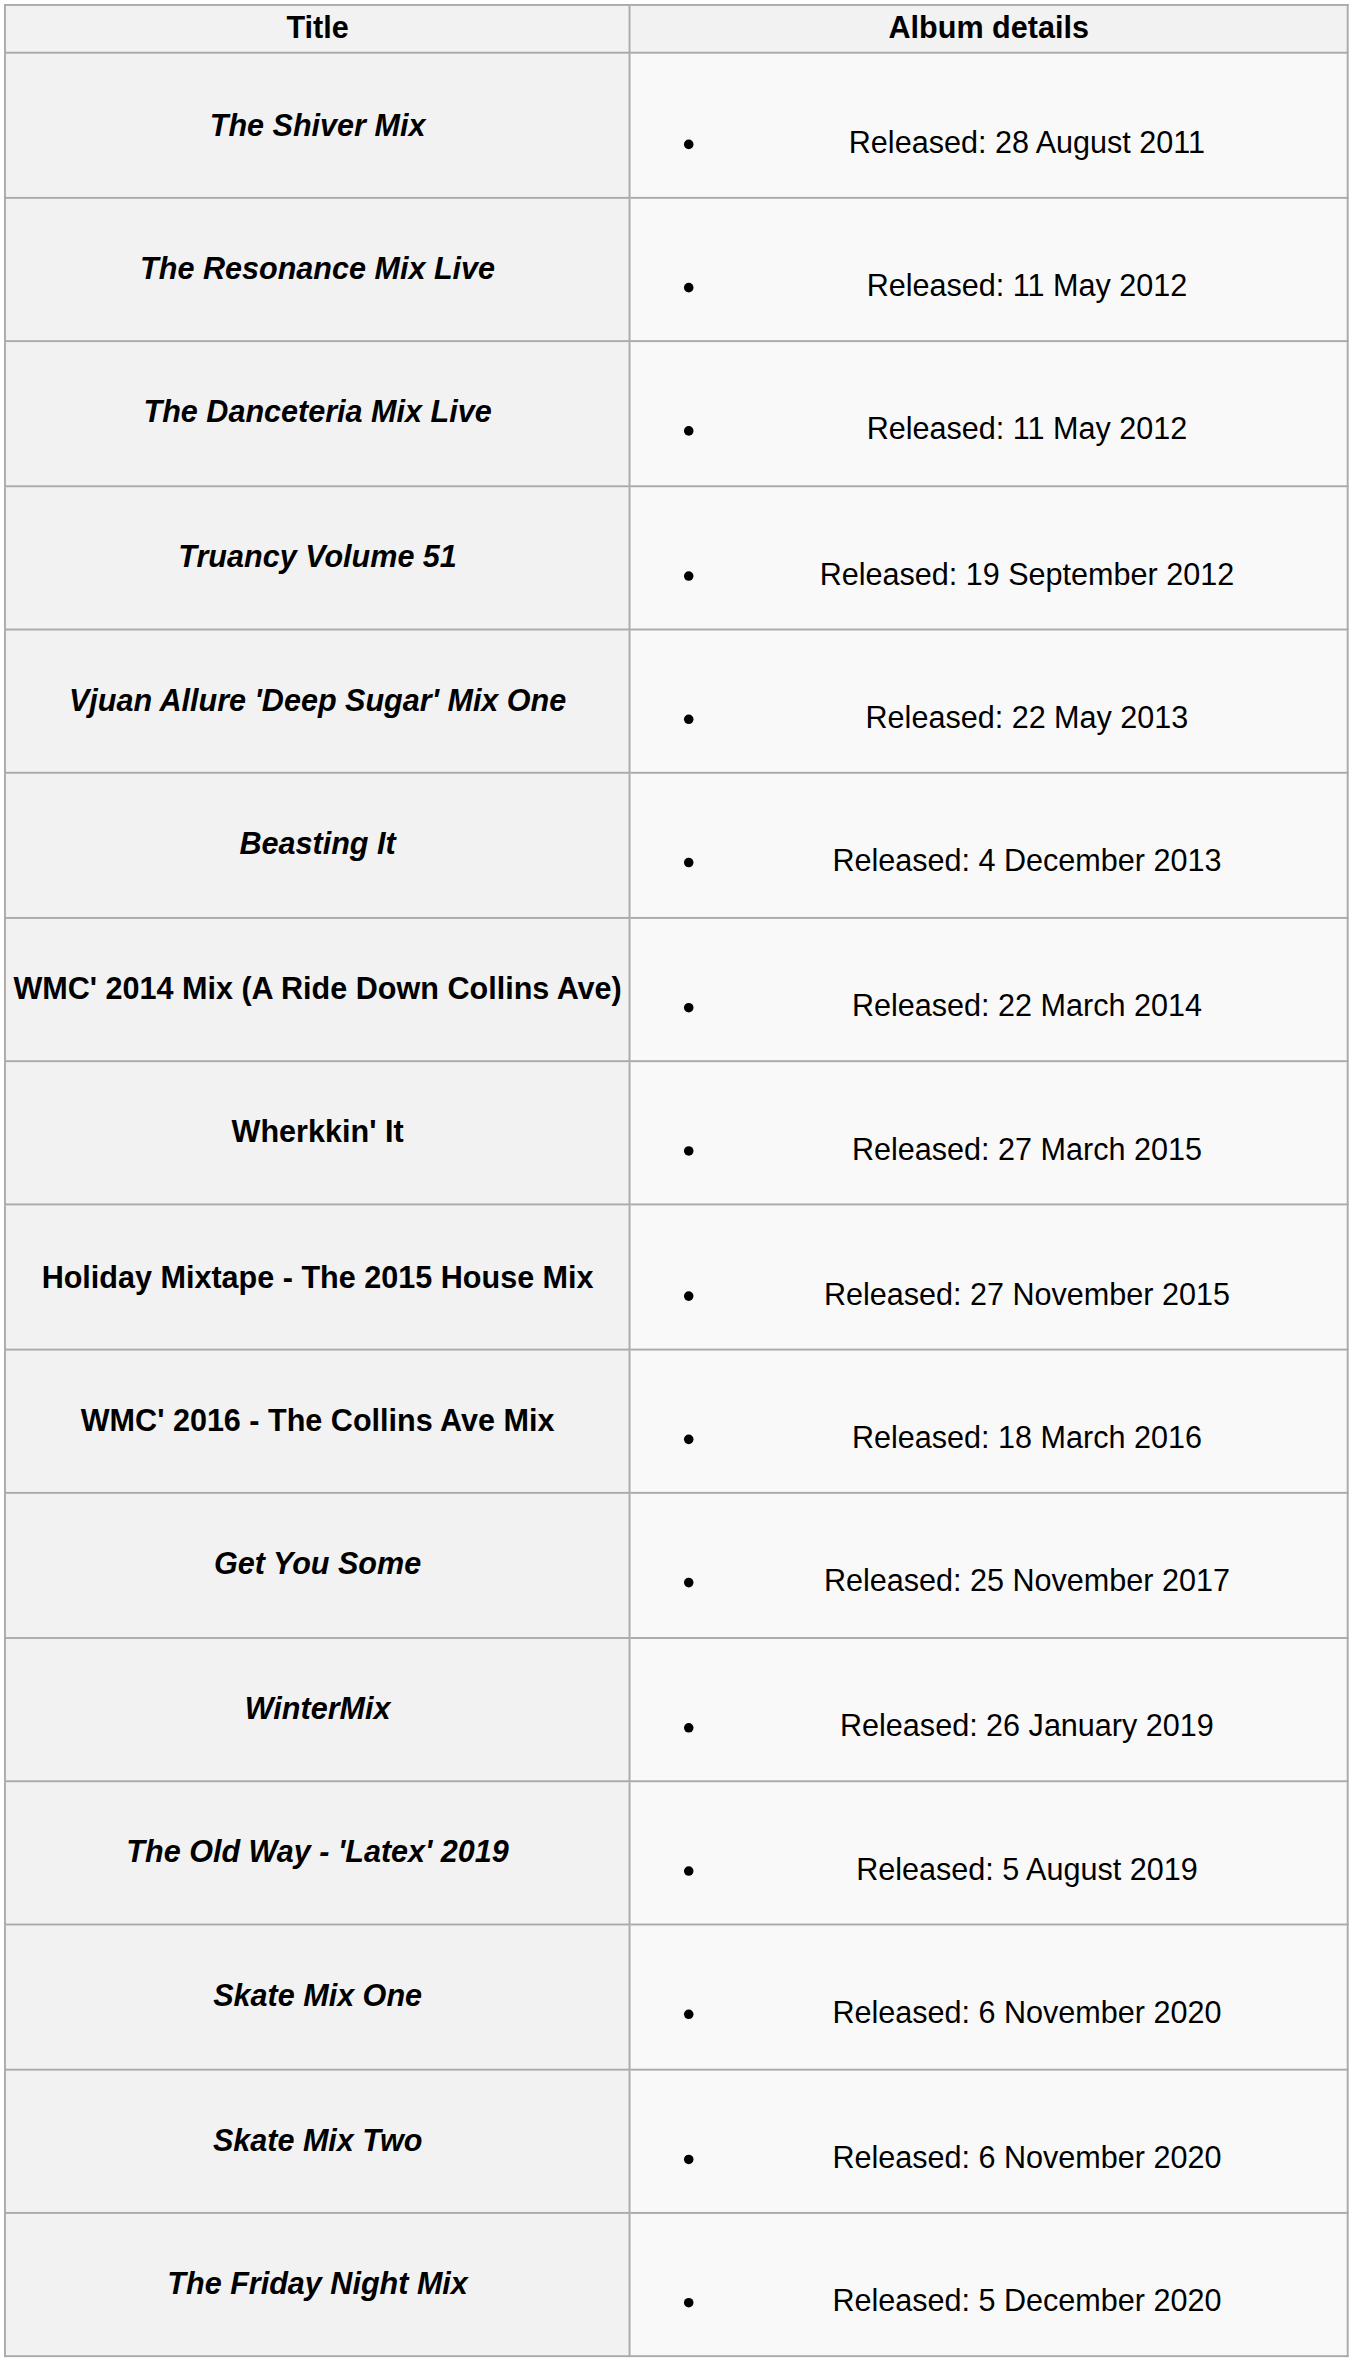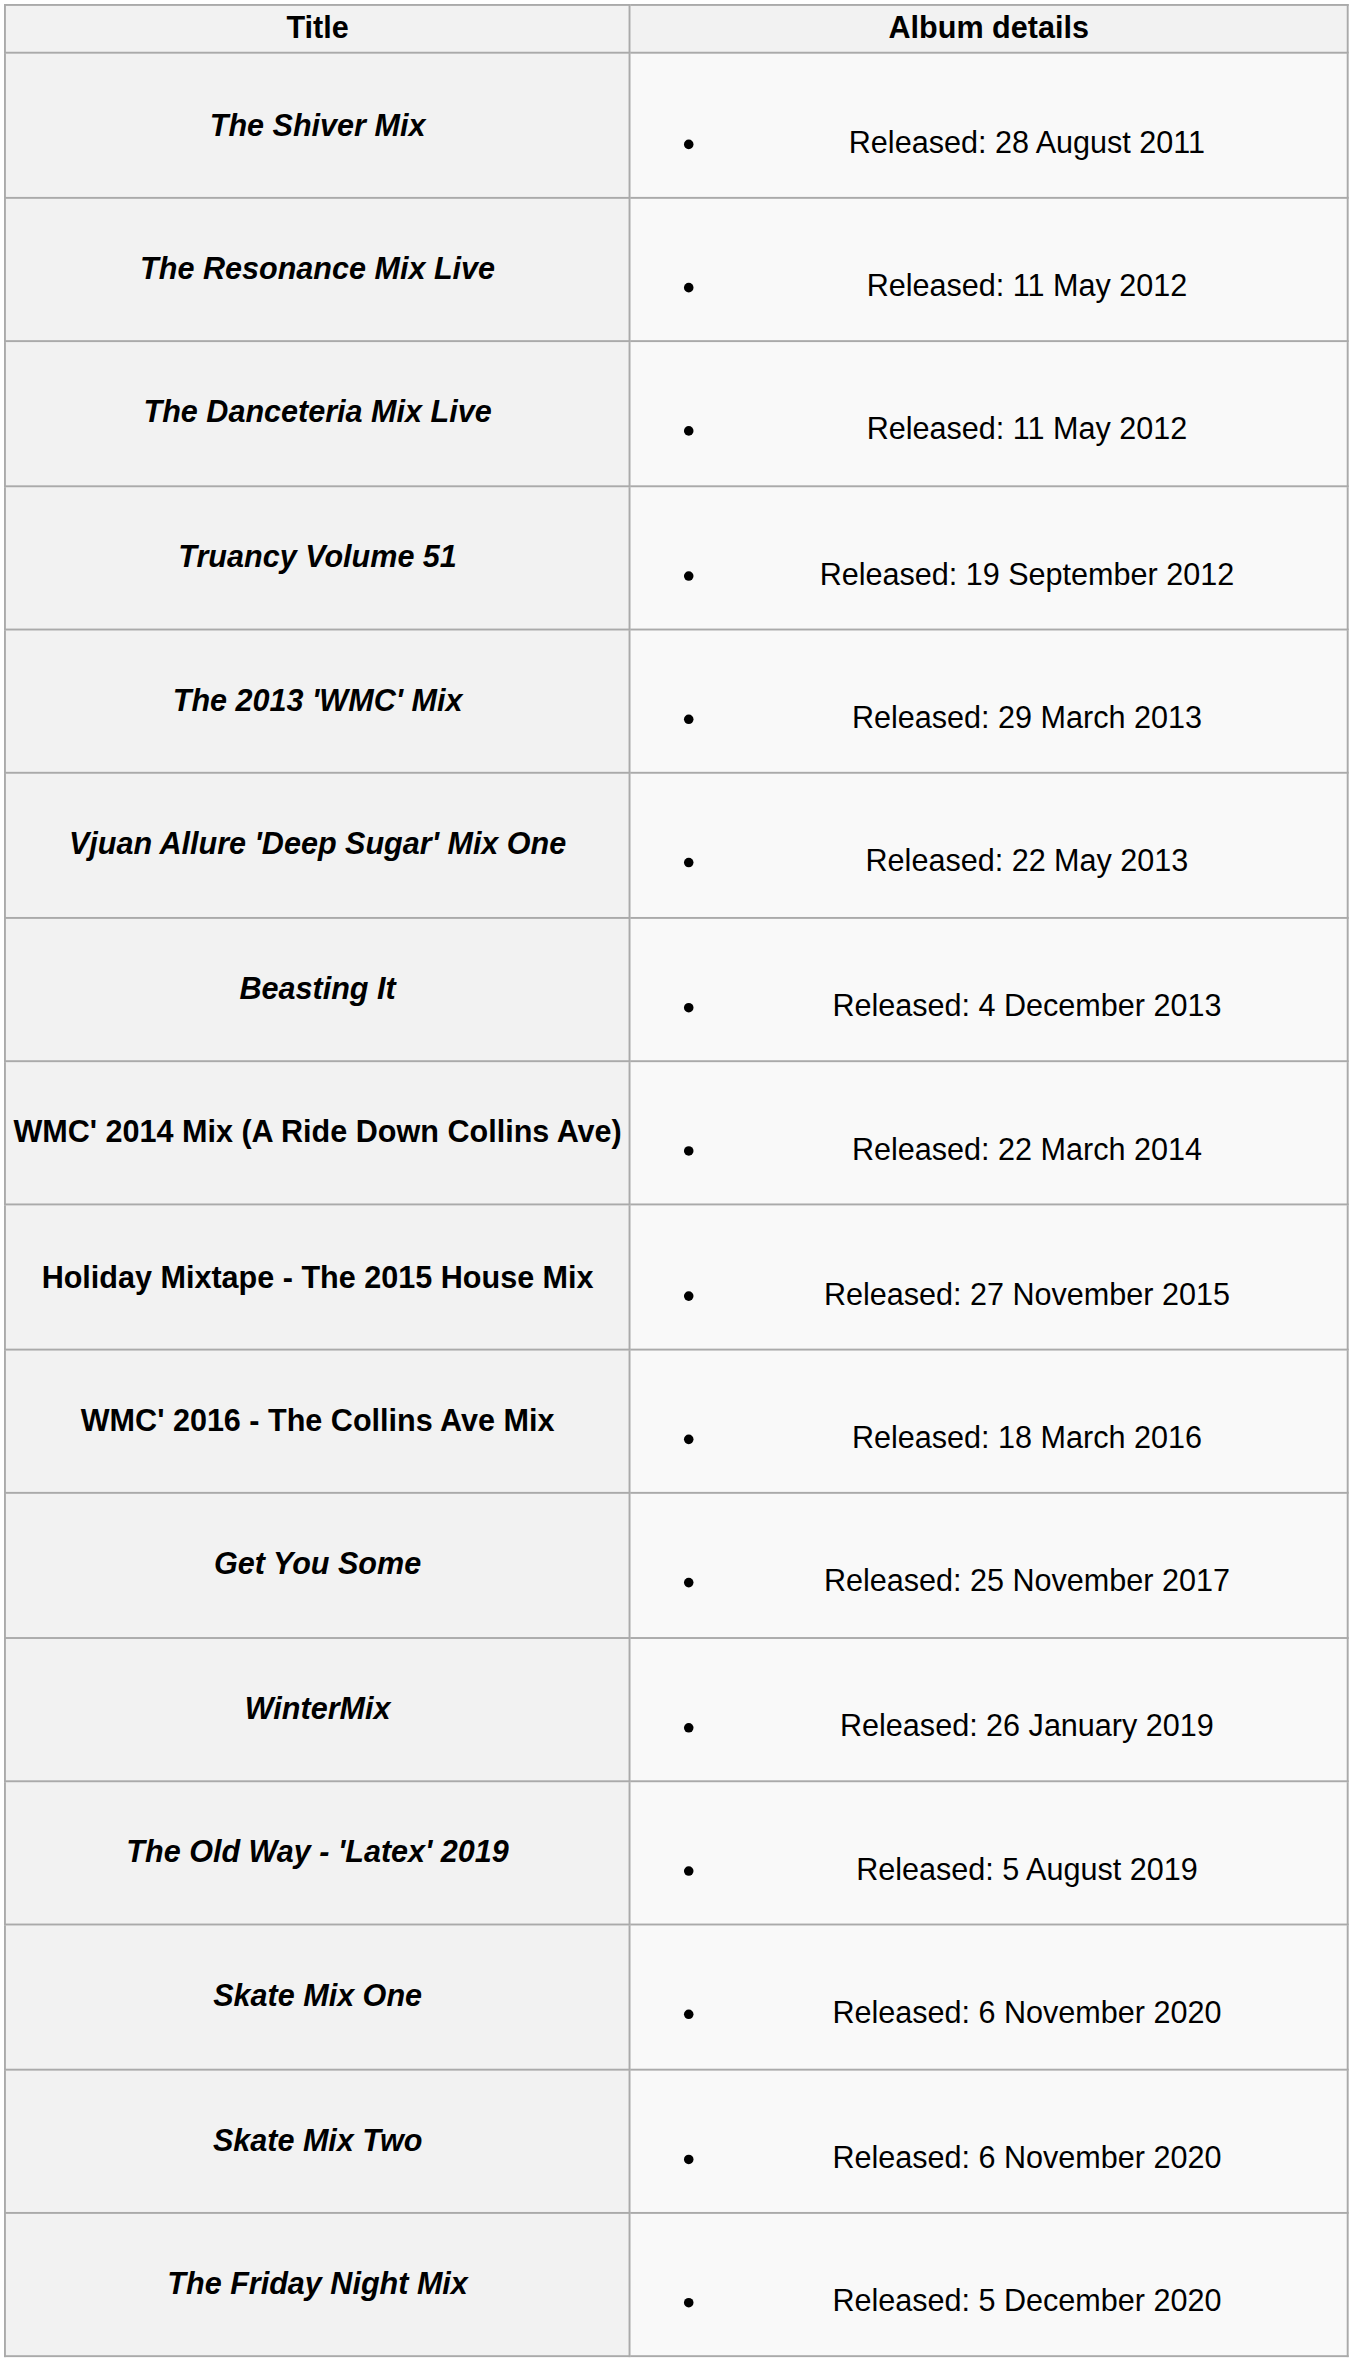+ row: (318, 700)
- row: (318, 1132)
